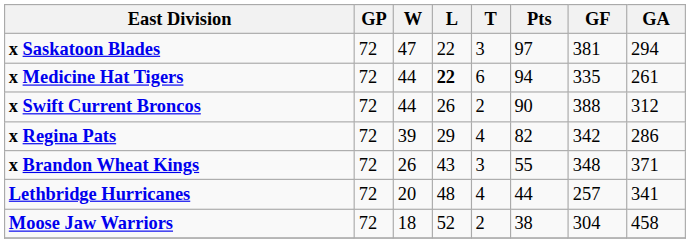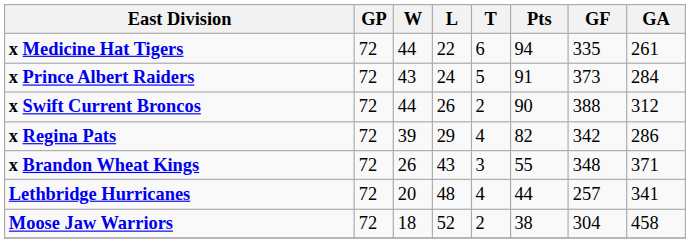- row: (84, 48)
(446, 77) bold -> (446, 48) normal
+ row: (102, 77)
